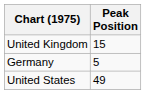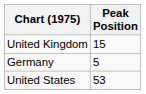(99, 80) 49 -> (99, 80) 53
